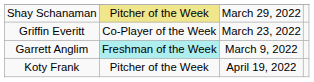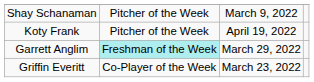(159, 13) khaki background -> (159, 13) no background
(261, 13) March 29, 2022 -> (261, 13) March 9, 2022
rows swapped: (52, 31) <-> (52, 67)
(261, 49) March 9, 2022 -> (261, 49) March 29, 2022
